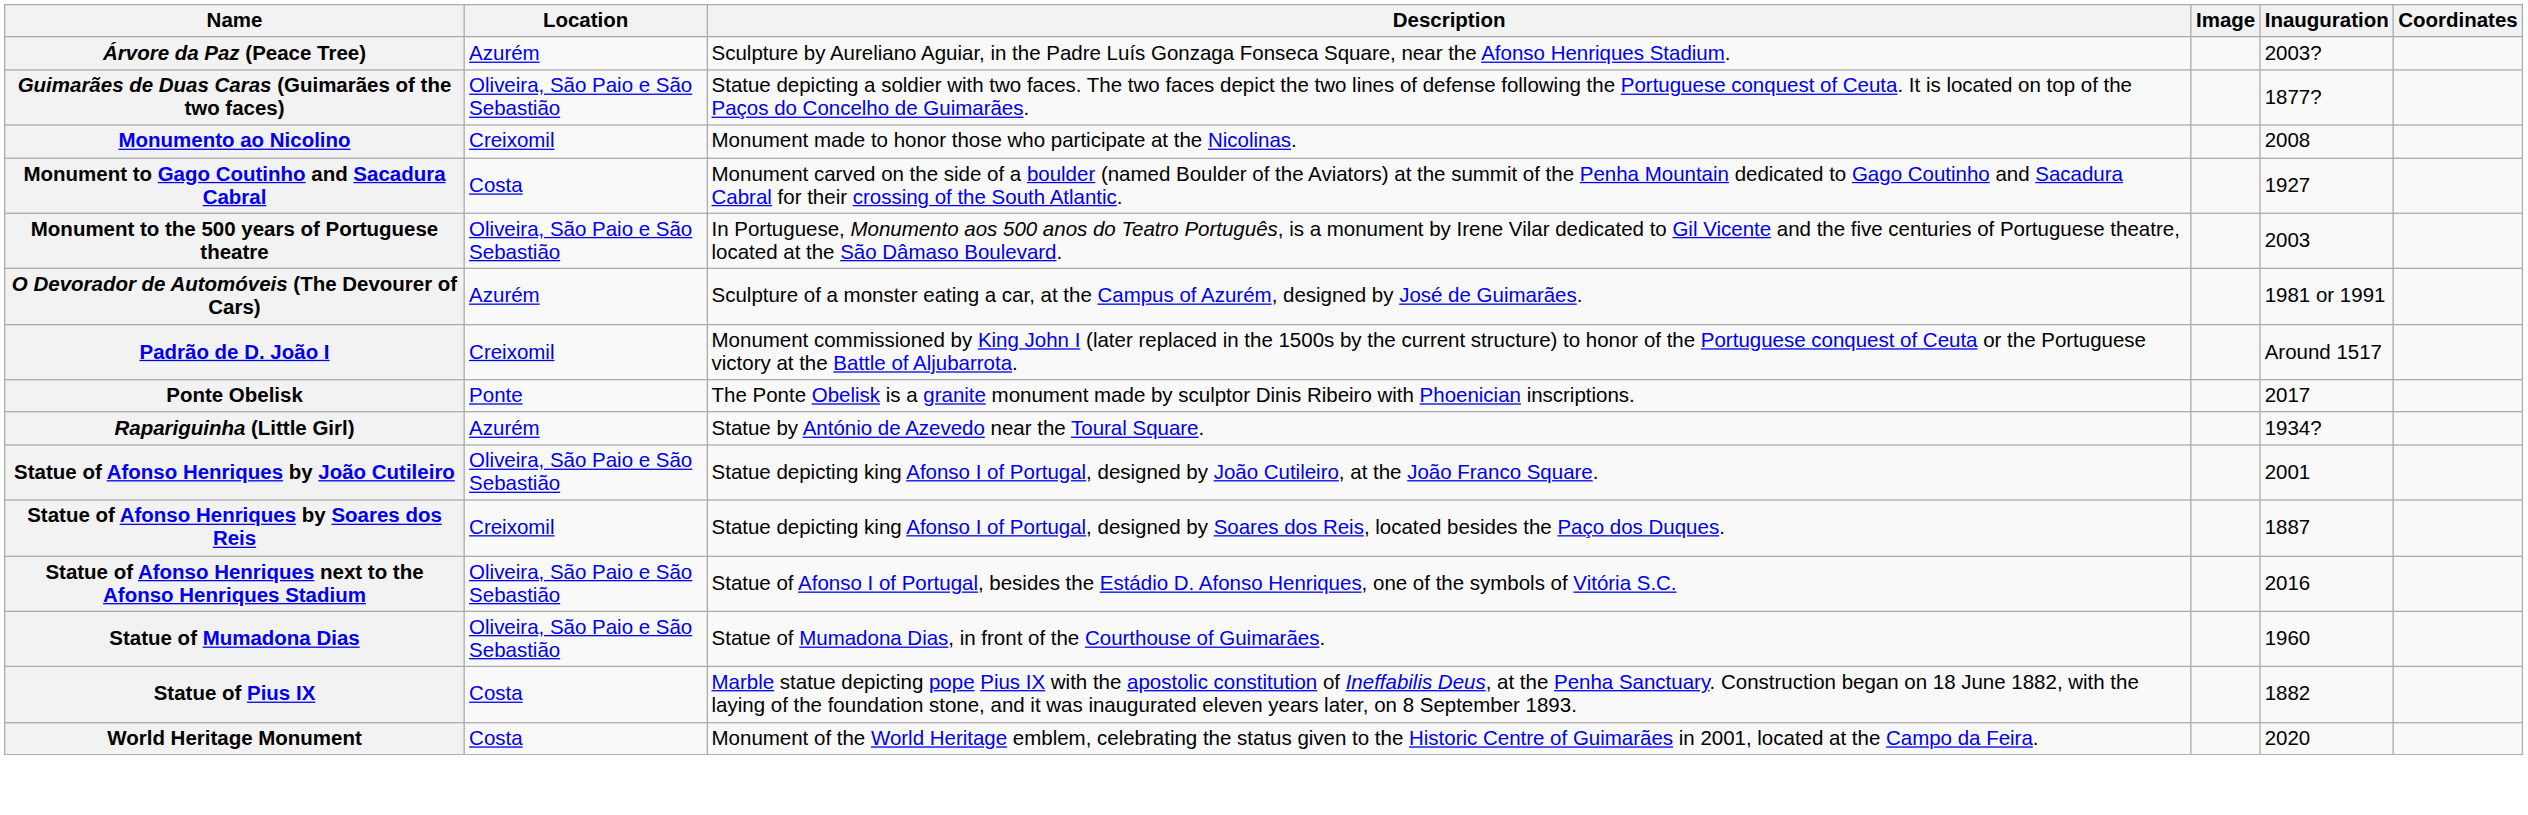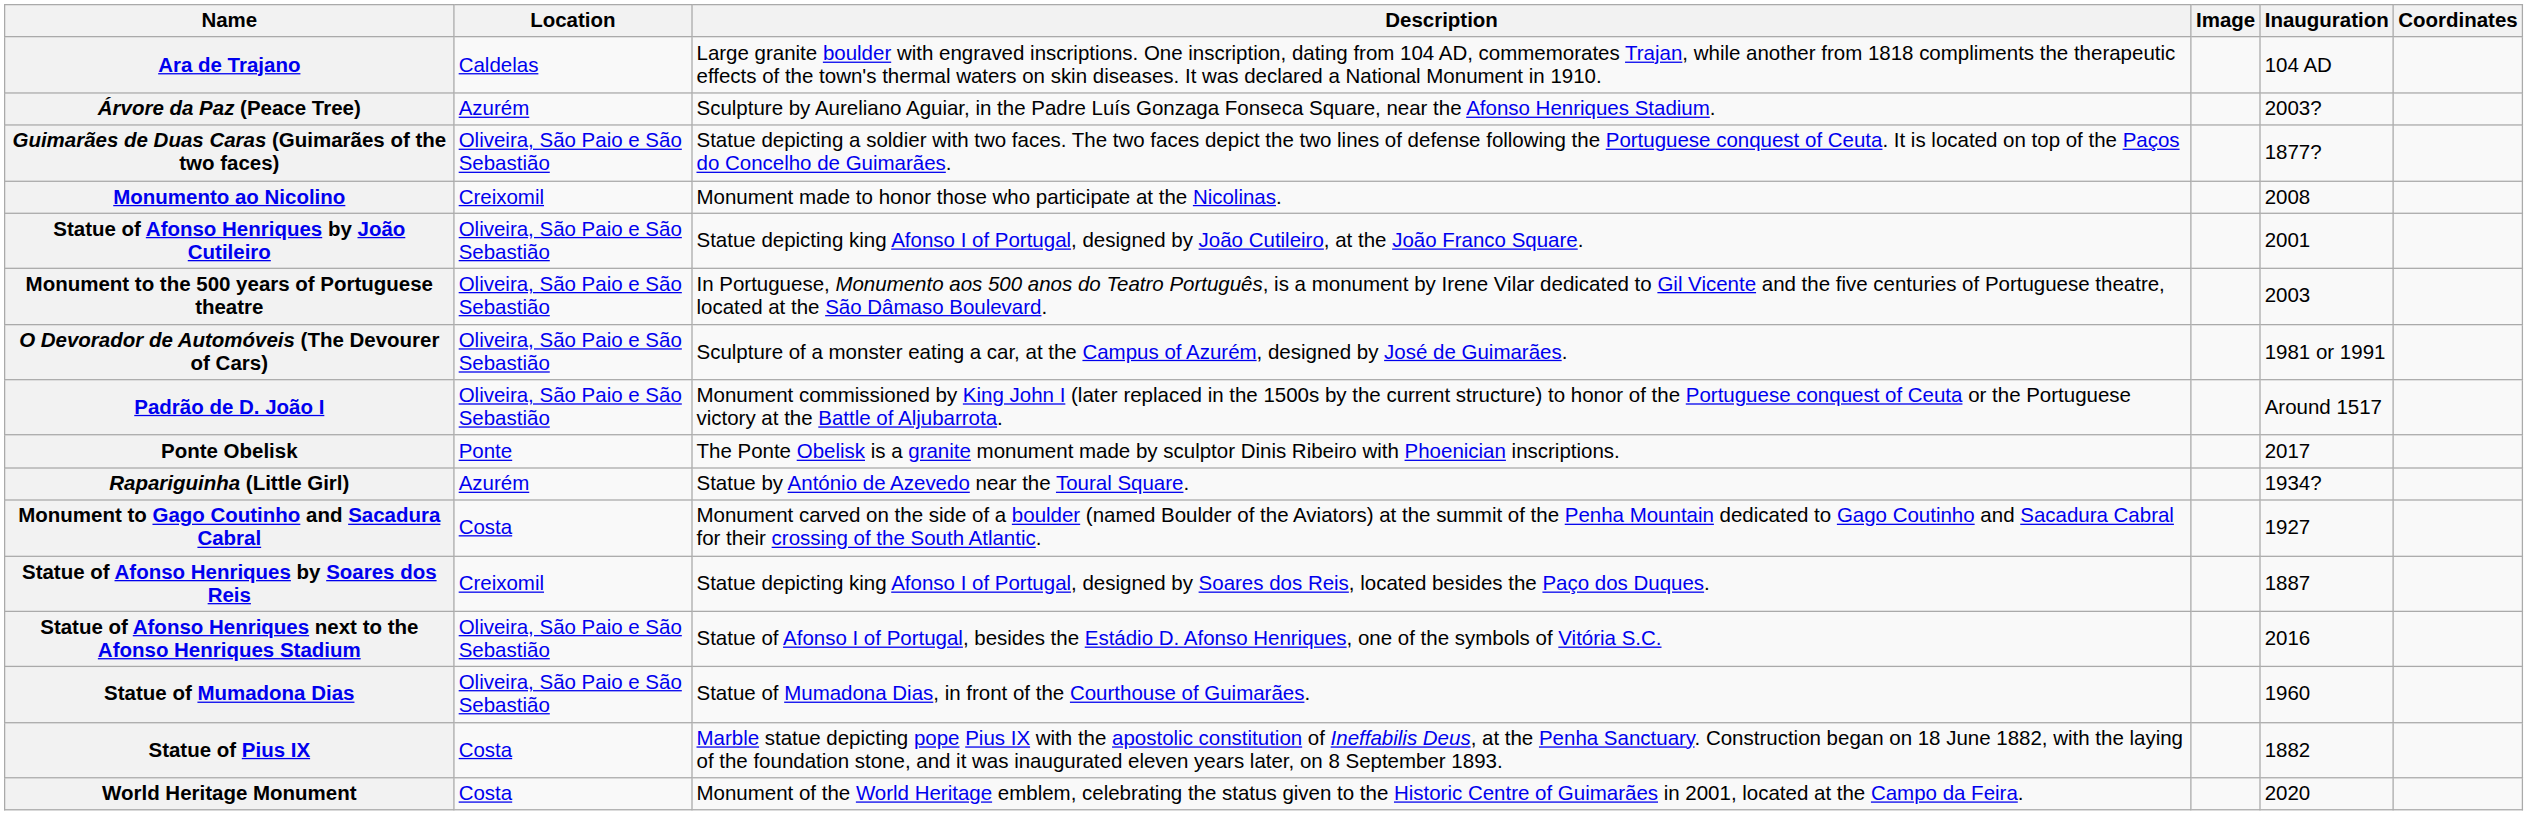+ row: (229, 64)
rows swapped: (235, 185) <-> (235, 472)
(504, 296) Azurém -> (570, 351) Oliveira, São Paio e São Sebastião
(512, 351) Creixomil -> (570, 407) Oliveira, São Paio e São Sebastião
